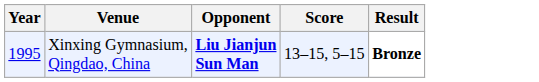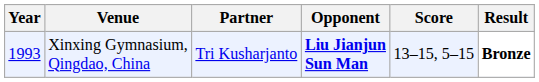+ column: (246, 18)
(24, 54) 1995 -> (24, 54) 1993
